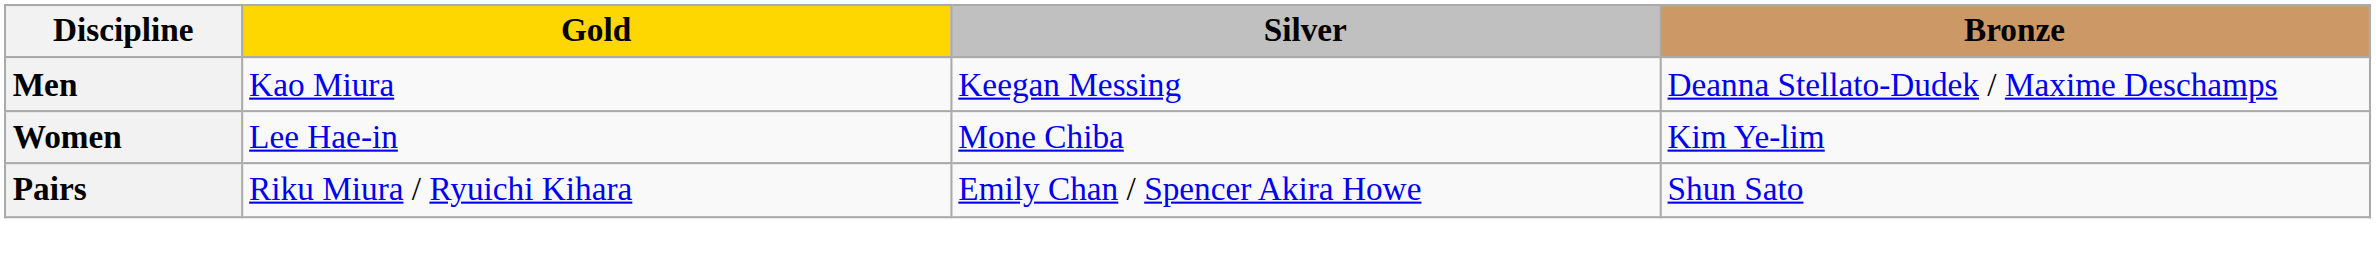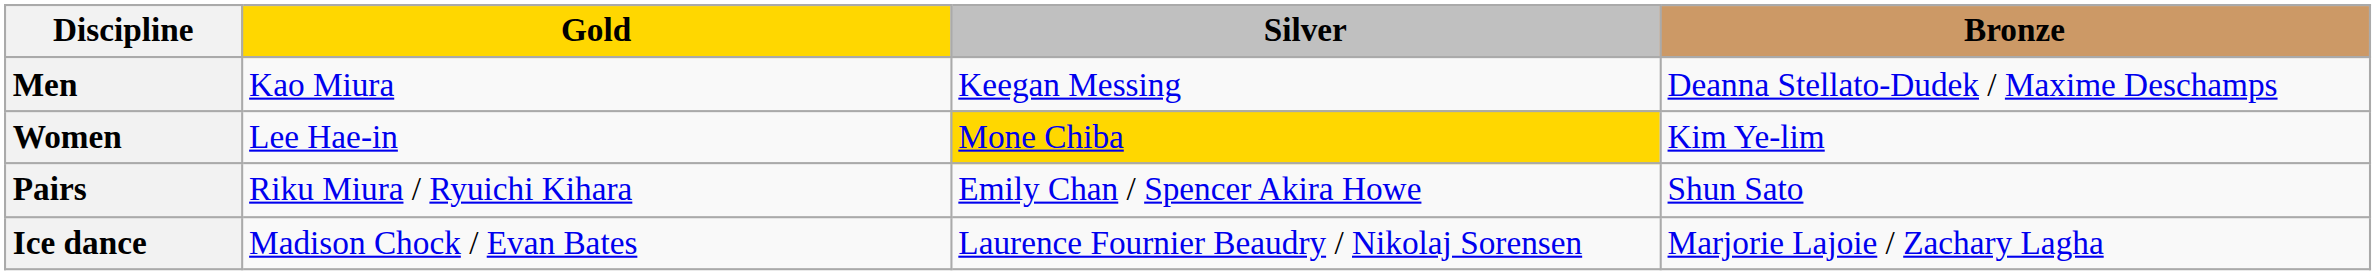(1041, 136) no background -> (1041, 136) gold background
+ row: (80, 242)
